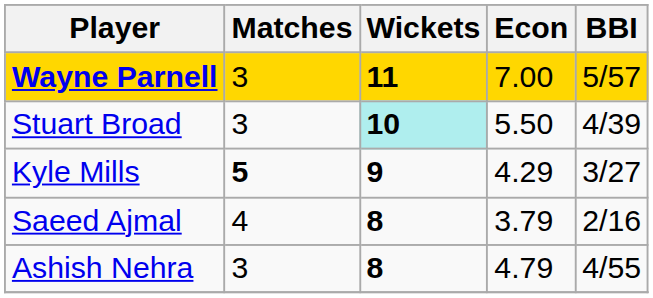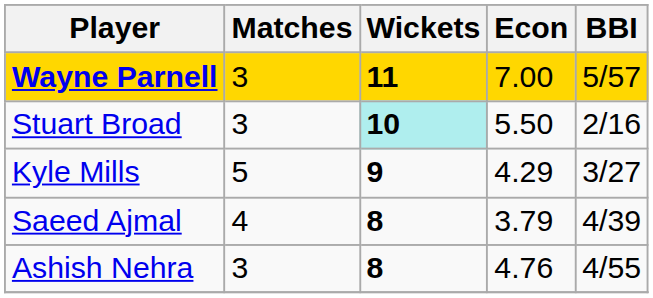(612, 124) 4/39 -> (612, 124) 2/16
(240, 172) bold -> (240, 172) normal
(612, 220) 2/16 -> (612, 220) 4/39
(524, 268) 4.79 -> (524, 268) 4.76
